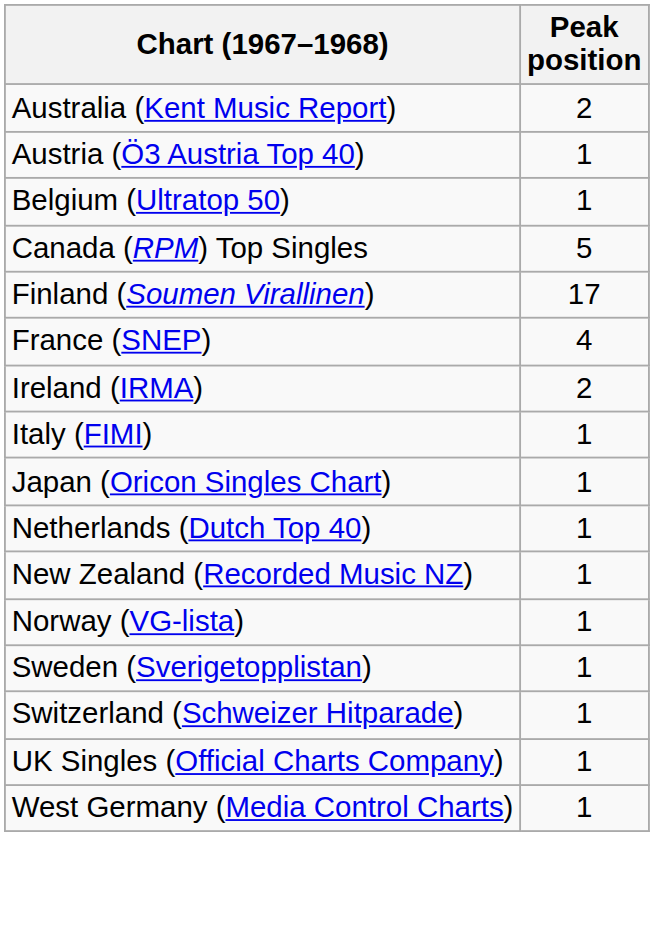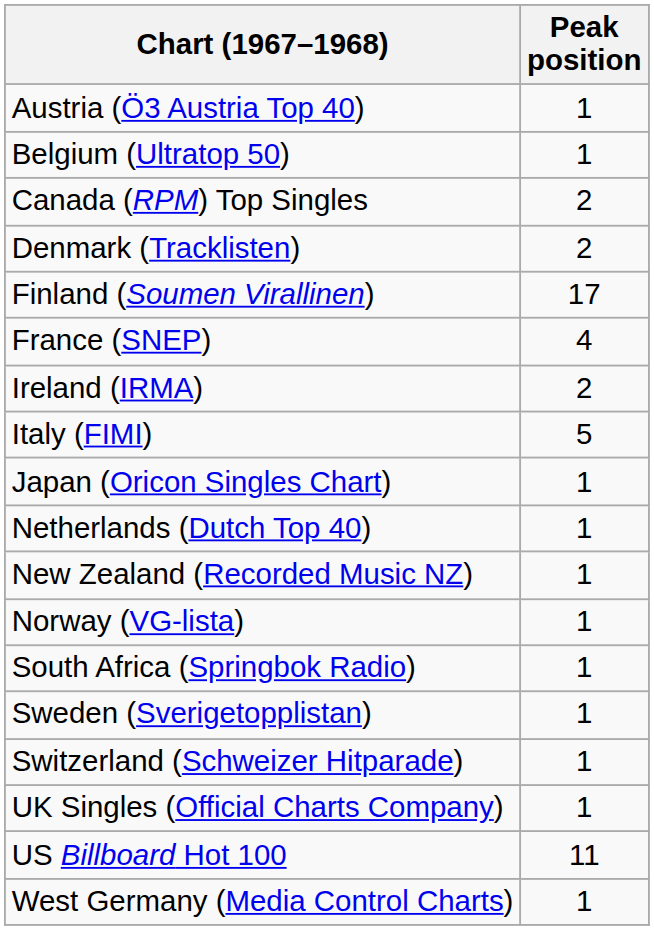- row: (204, 107)
(584, 247) 5 -> (584, 201) 2
+ row: (156, 247)
(584, 434) 1 -> (584, 434) 5
+ row: (214, 667)
+ row: (149, 854)
